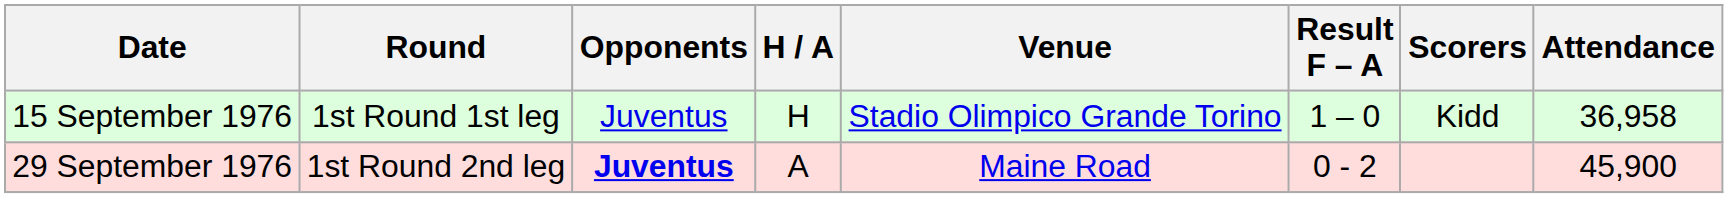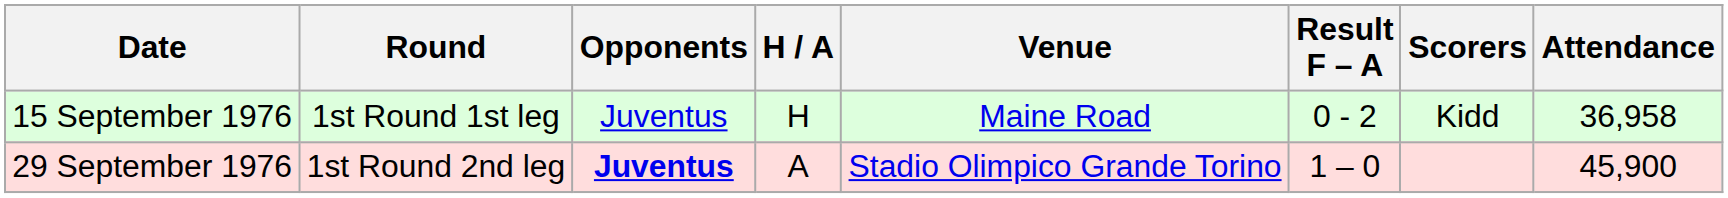(1065, 116) Stadio Olimpico Grande Torino -> (1065, 116) Maine Road
(1345, 116) 1 – 0 -> (1345, 116) 0 - 2
(1065, 166) Maine Road -> (1065, 166) Stadio Olimpico Grande Torino
(1345, 166) 0 - 2 -> (1345, 166) 1 – 0
